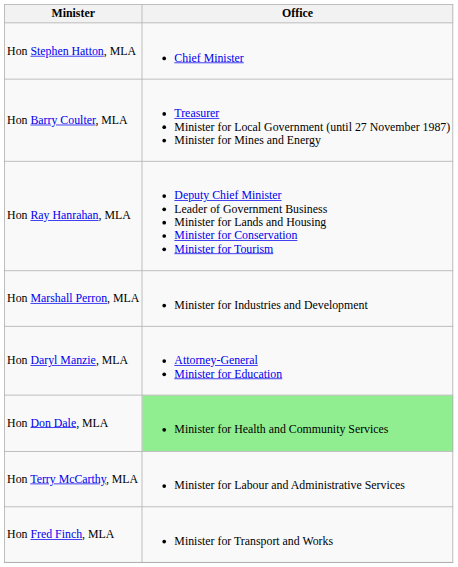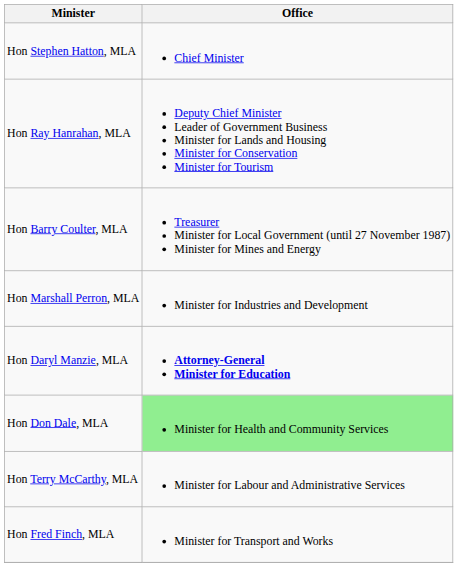rows swapped: (69, 216) <-> (67, 120)
(297, 367) normal -> (297, 367) bold
